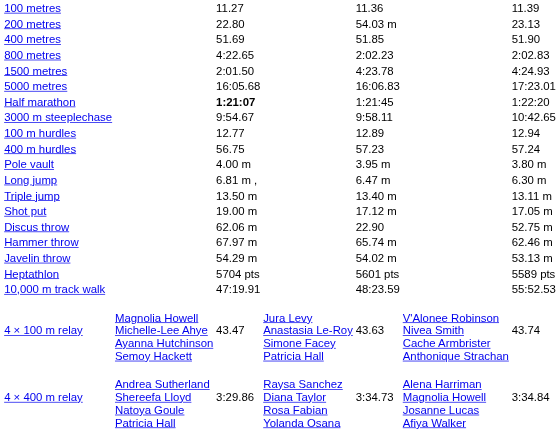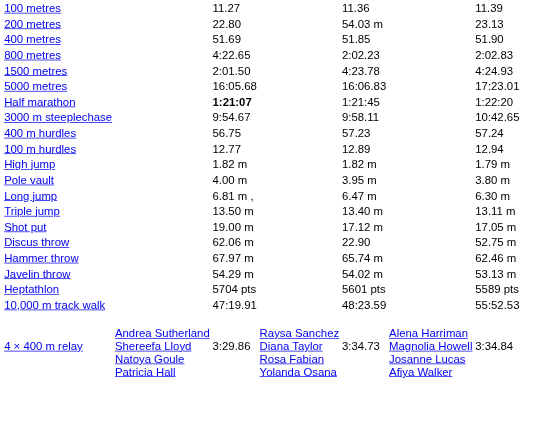rows swapped: (40, 133) <-> (40, 149)
+ row: (30, 164)
- row: (43, 331)
